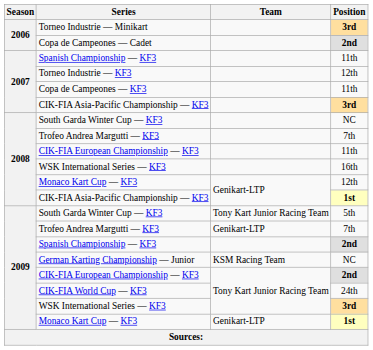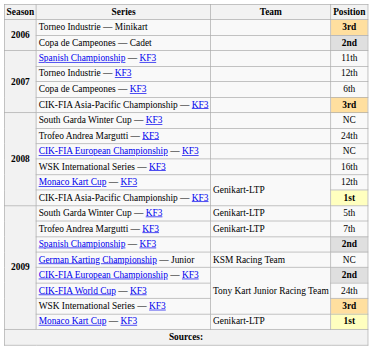(349, 89) 11th -> (349, 89) 6th
(349, 135) 7th -> (349, 135) 24th
(349, 151) 11th -> (349, 151) NC
(271, 213) Tony Kart Junior Racing Team -> (239, 213) Genikart-LTP
